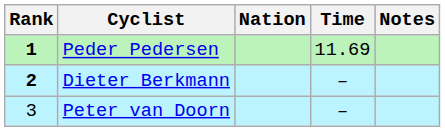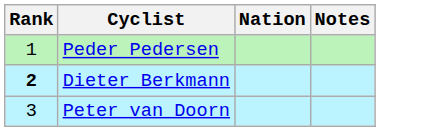- column: (343, 20)
(31, 50) bold -> (31, 50) normal
